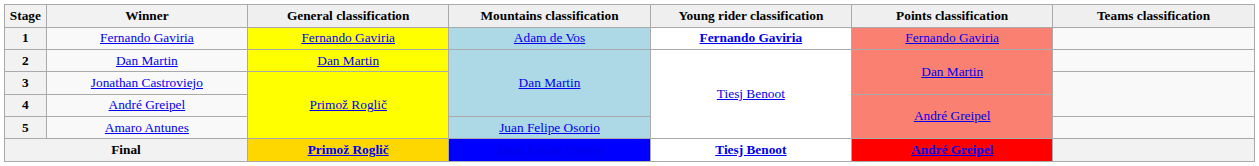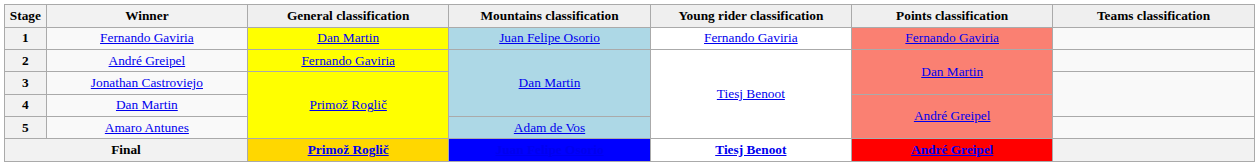(348, 38) Fernando Gaviria -> (348, 38) Dan Martin
(550, 38) Adam de Vos -> (550, 38) Juan Felipe Osorio
(751, 38) bold -> (751, 38) normal
(147, 60) Dan Martin -> (147, 60) André Greipel
(348, 60) Dan Martin -> (348, 60) Fernando Gaviria
(147, 105) André Greipel -> (147, 105) Dan Martin
(550, 127) Juan Felipe Osorio -> (550, 127) Adam de Vos
